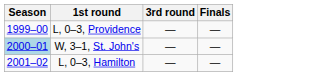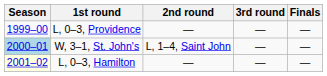+ column: (188, 12)
(27, 63) no background -> (27, 63) lightyellow background
